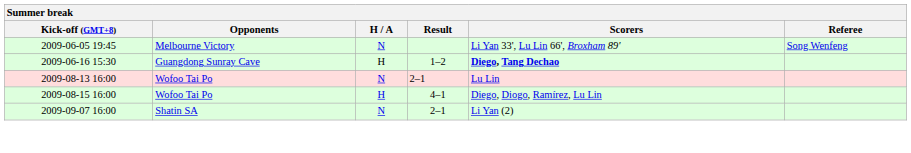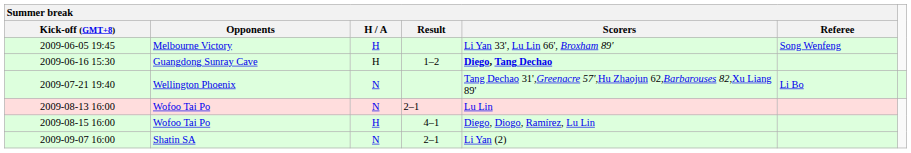(381, 45) N -> (376, 45) H
+ row: (77, 84)
